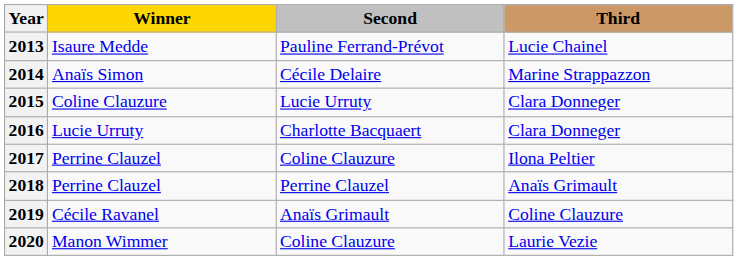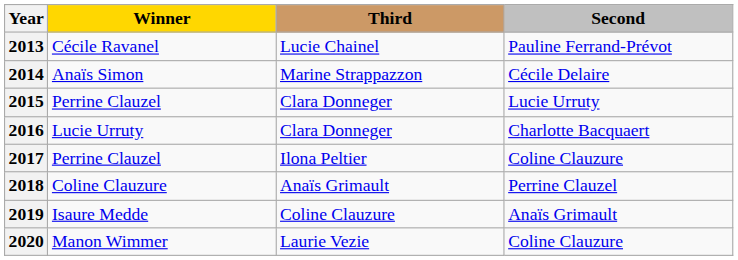columns swapped: (390, 18) <-> (618, 18)
(100, 46) Isaure Medde -> (105, 46) Cécile Ravanel
(109, 102) Coline Clauzure -> (106, 102) Perrine Clauzel
(106, 185) Perrine Clauzel -> (109, 185) Coline Clauzure
(105, 213) Cécile Ravanel -> (100, 213) Isaure Medde
